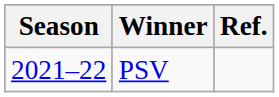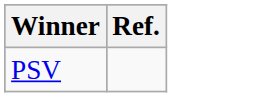- column: (59, 26)
